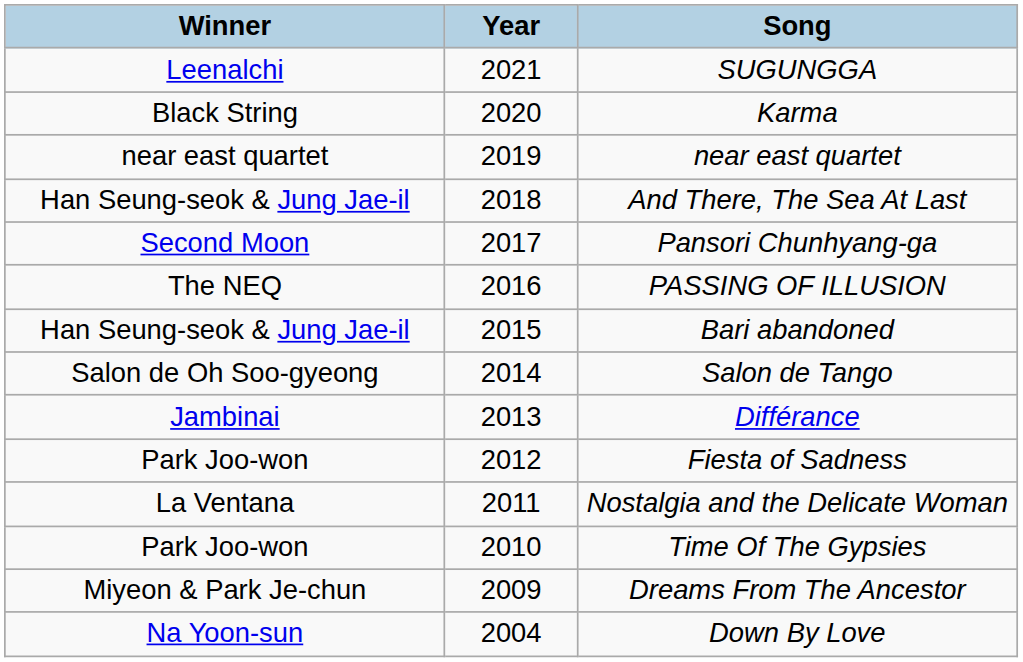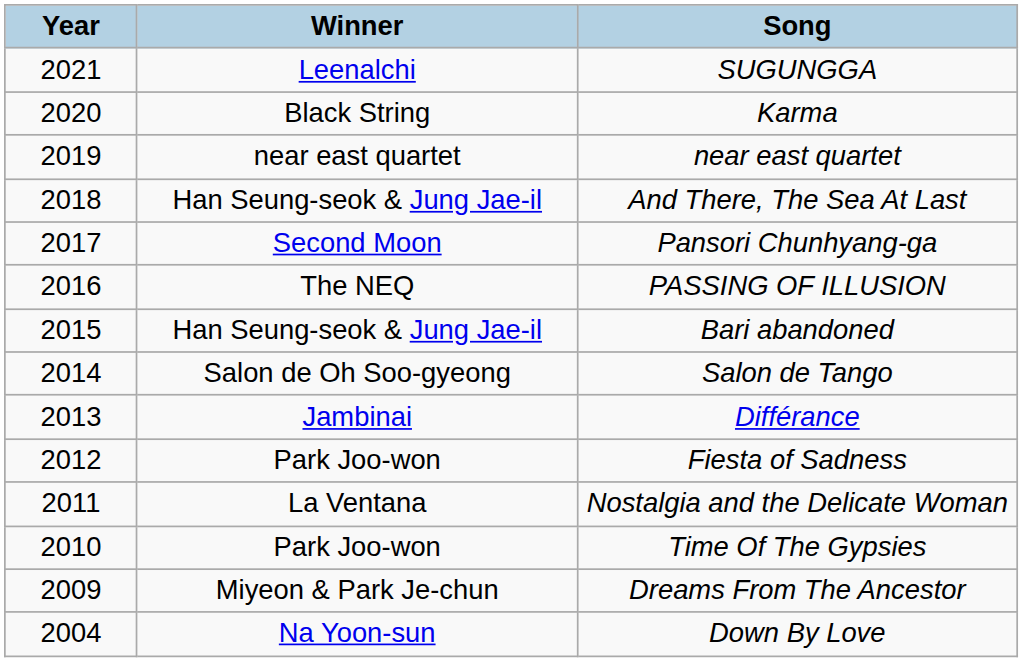columns swapped: (511, 26) <-> (225, 26)
